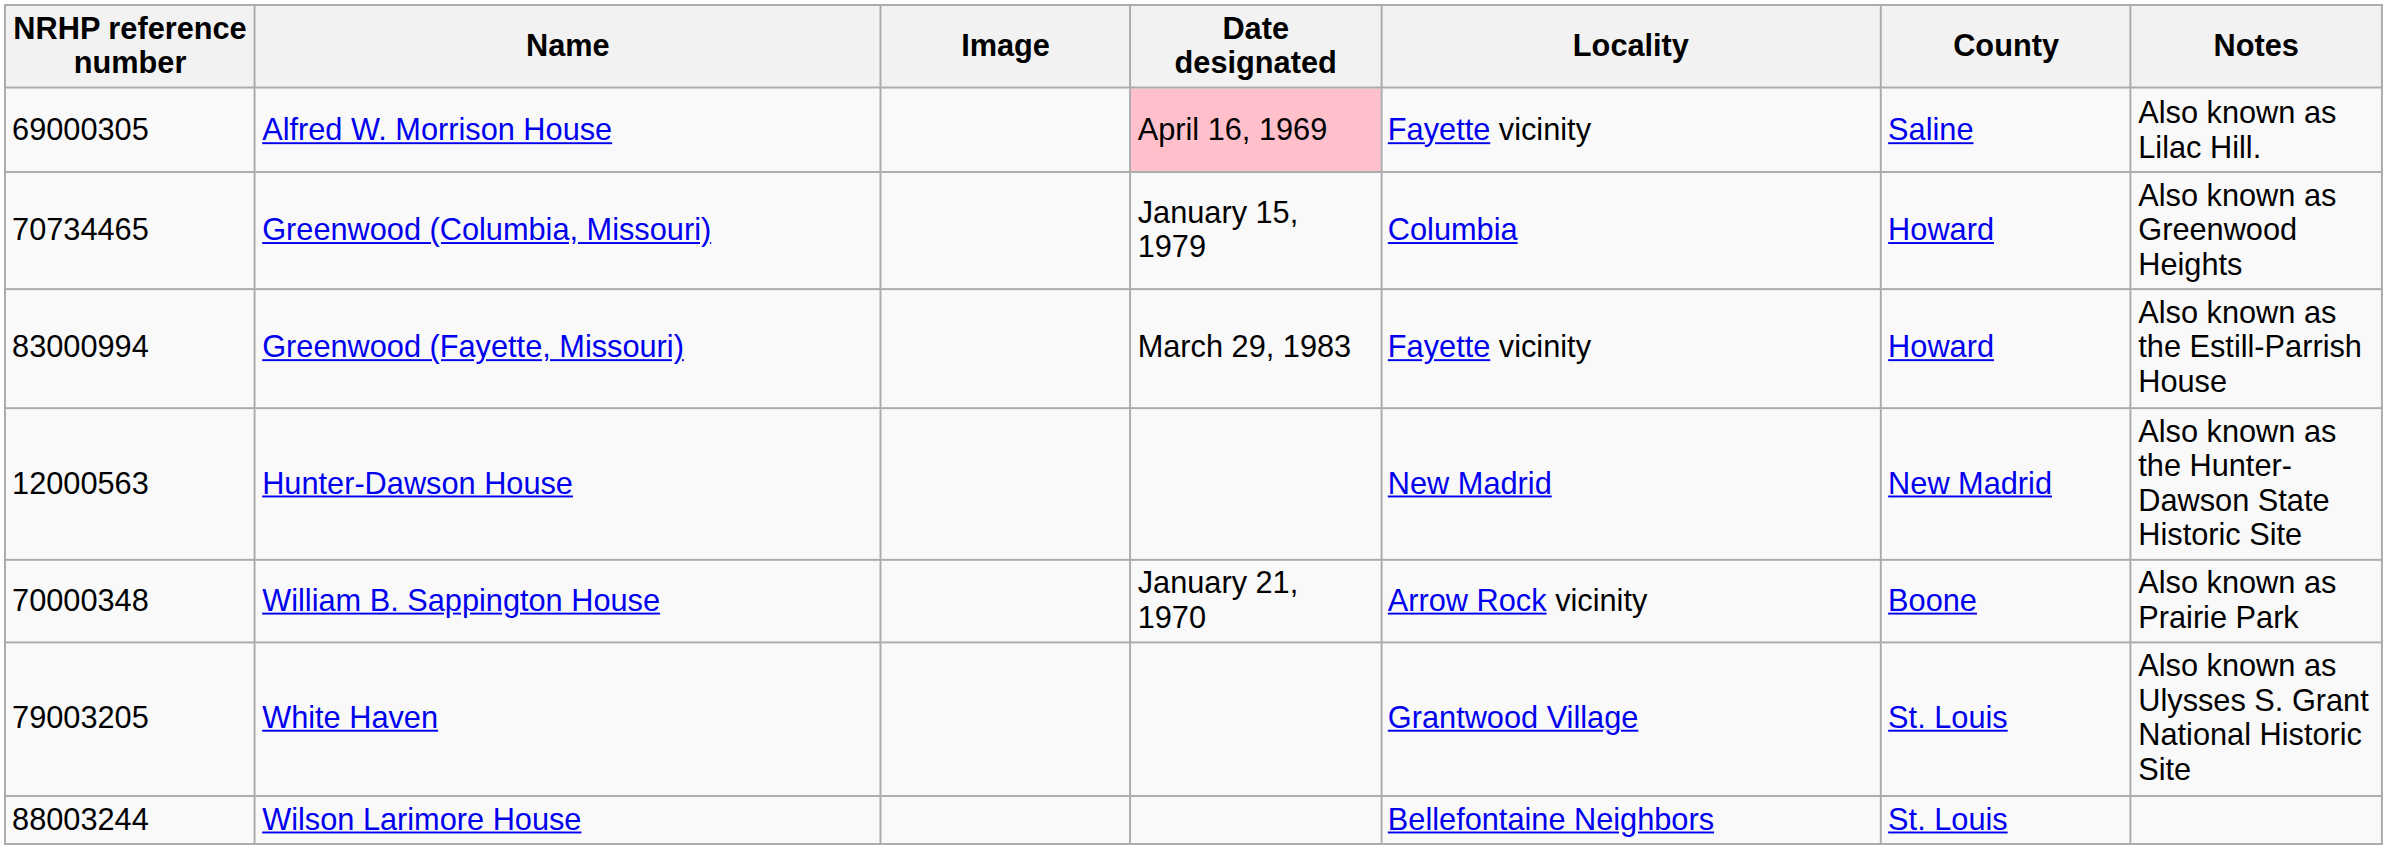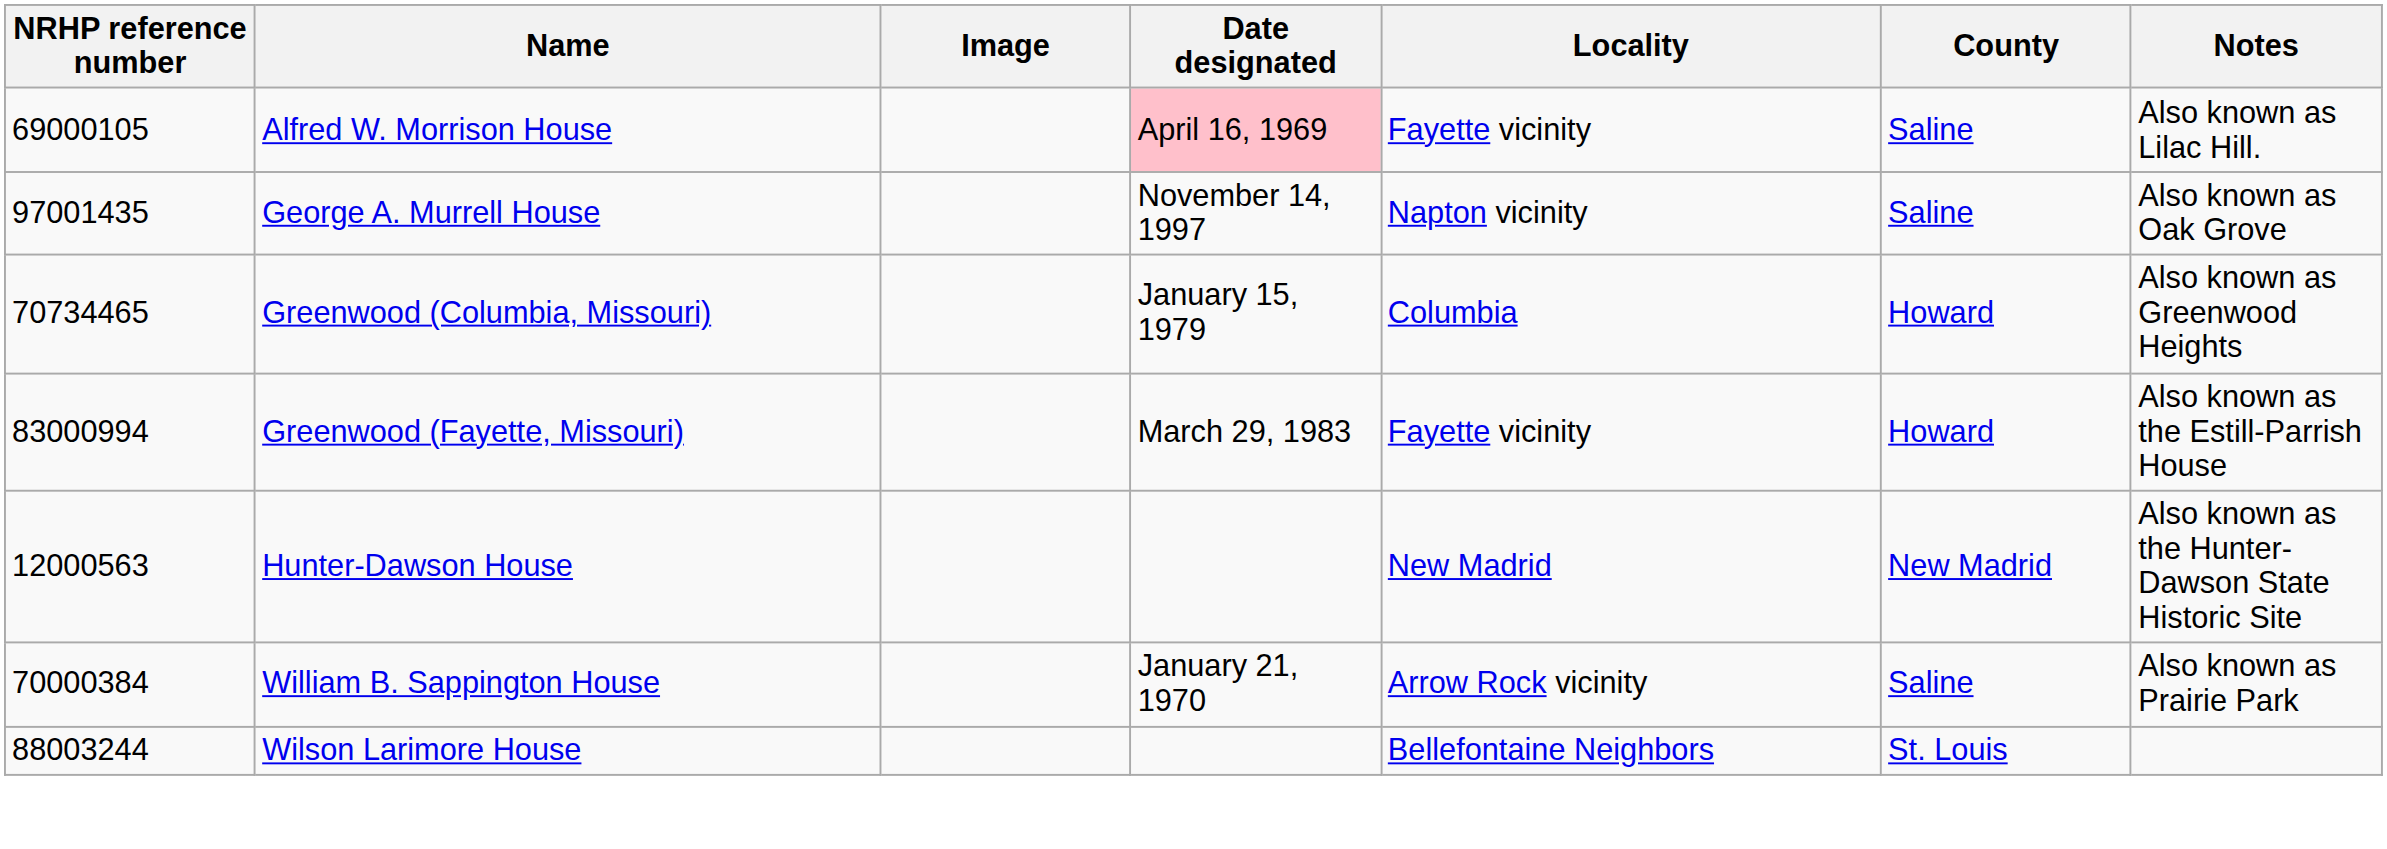(80, 129) 69000305 -> (80, 129) 69000105
+ row: (431, 212)
(80, 600) 70000348 -> (80, 684) 70000384
(1933, 600) Boone -> (1931, 684) Saline
- row: (350, 718)
